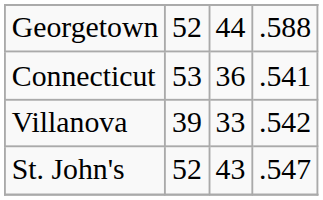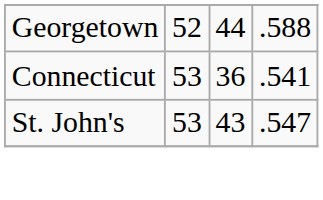- row: (70, 122)
(187, 169) 52 -> (187, 122) 53
